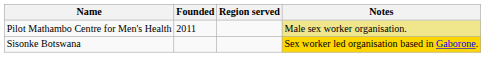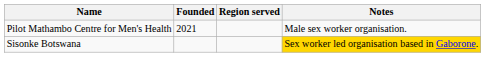(186, 28) 2011 -> (186, 28) 2021
(346, 28) khaki background -> (346, 28) no background
